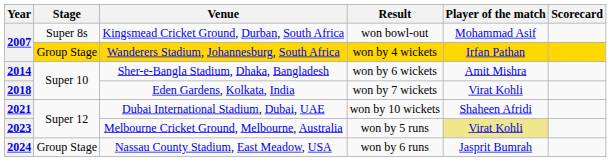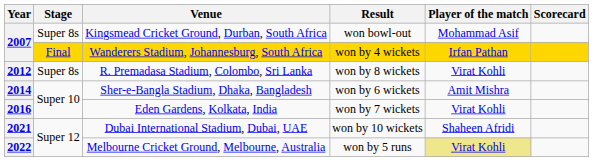(67, 52) Group Stage -> (58, 52) Final
+ row: (206, 71)
(19, 90) 2018 -> (19, 109) 2016
(19, 128) 2023 -> (19, 147) 2022
- row: (223, 147)
